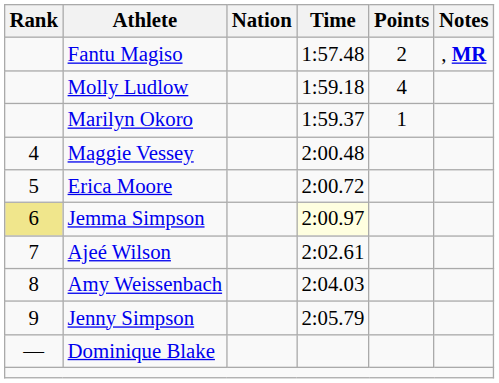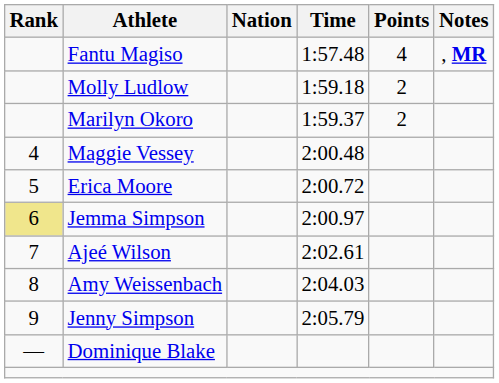(402, 53) 2 -> (402, 53) 4
(402, 86) 4 -> (402, 86) 2
(402, 119) 1 -> (402, 119) 2
(333, 218) lightyellow background -> (333, 218) no background
